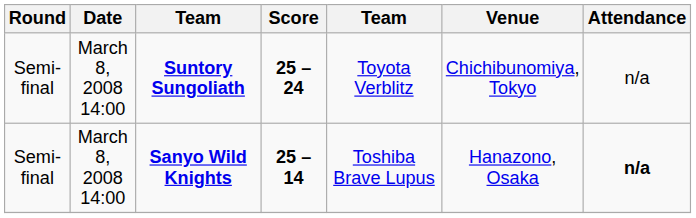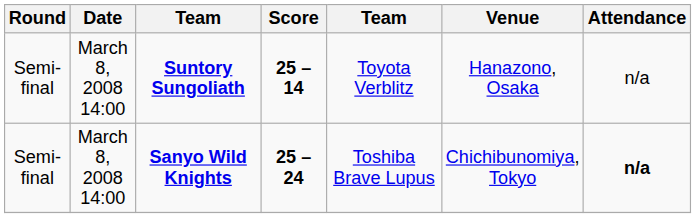(294, 78) 25 – 24 -> (294, 78) 25 – 14
(513, 78) Chichibunomiya, Tokyo -> (513, 78) Hanazono, Osaka
(294, 167) 25 – 14 -> (294, 167) 25 – 24
(513, 167) Hanazono, Osaka -> (513, 167) Chichibunomiya, Tokyo
